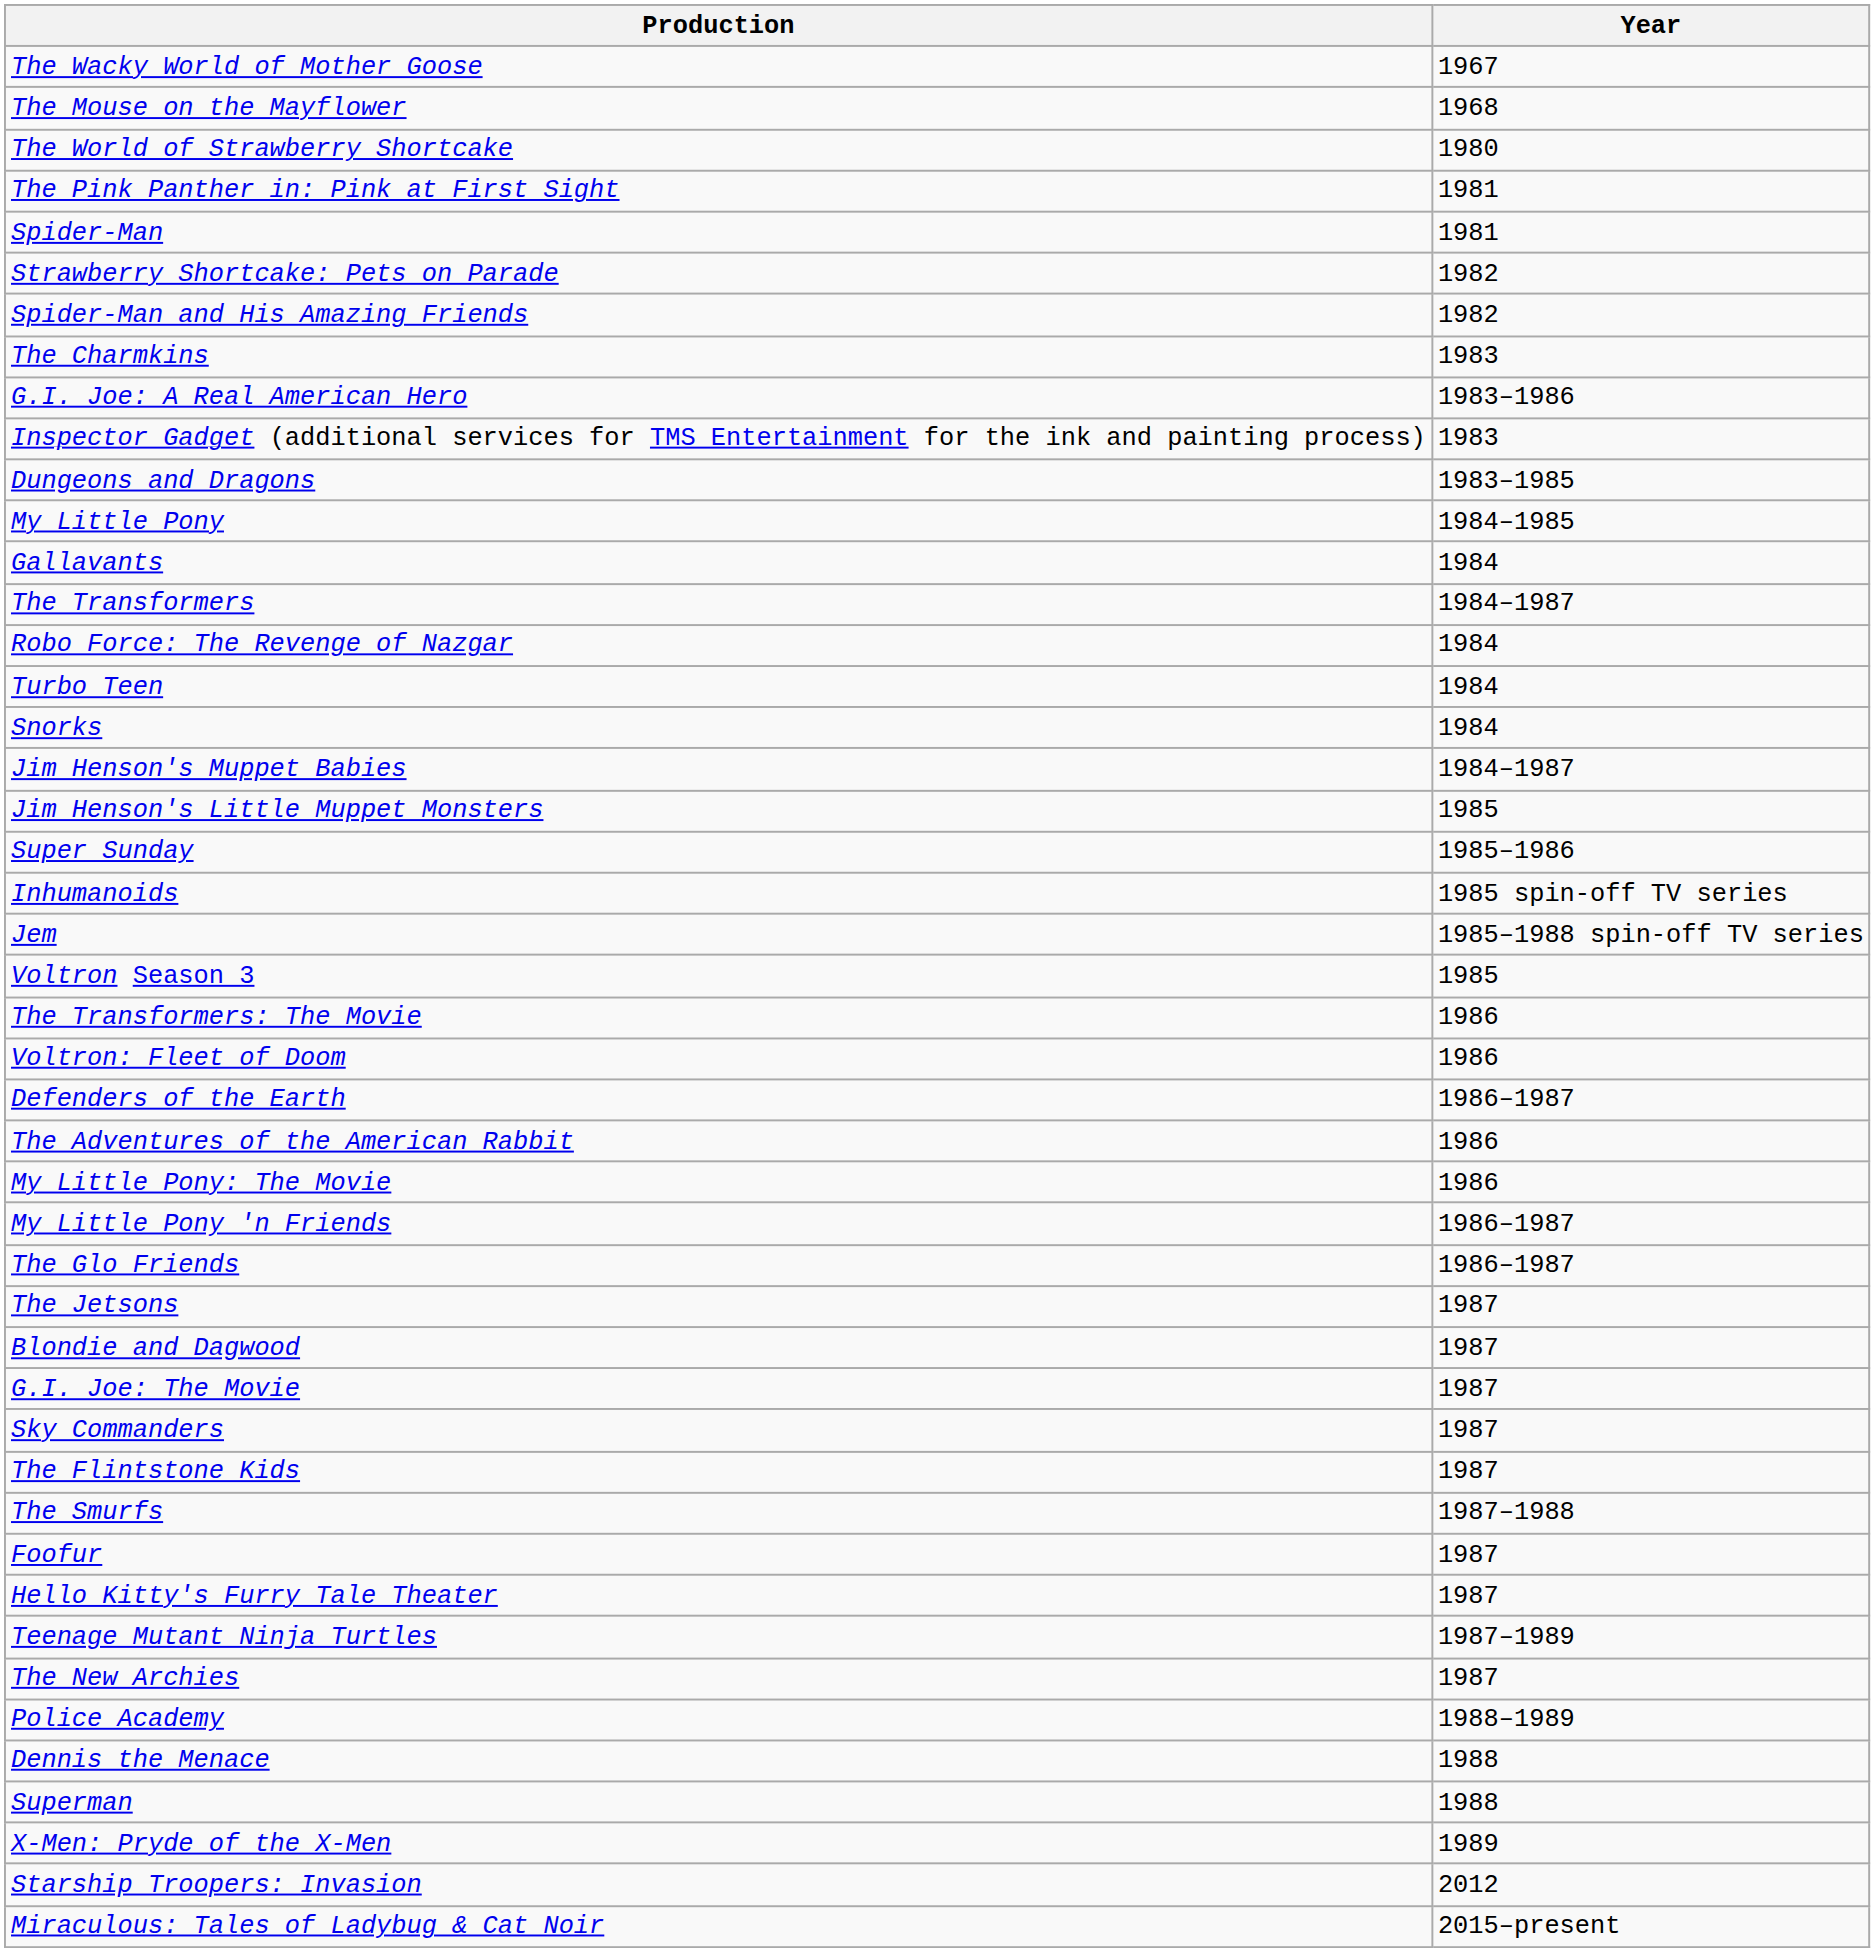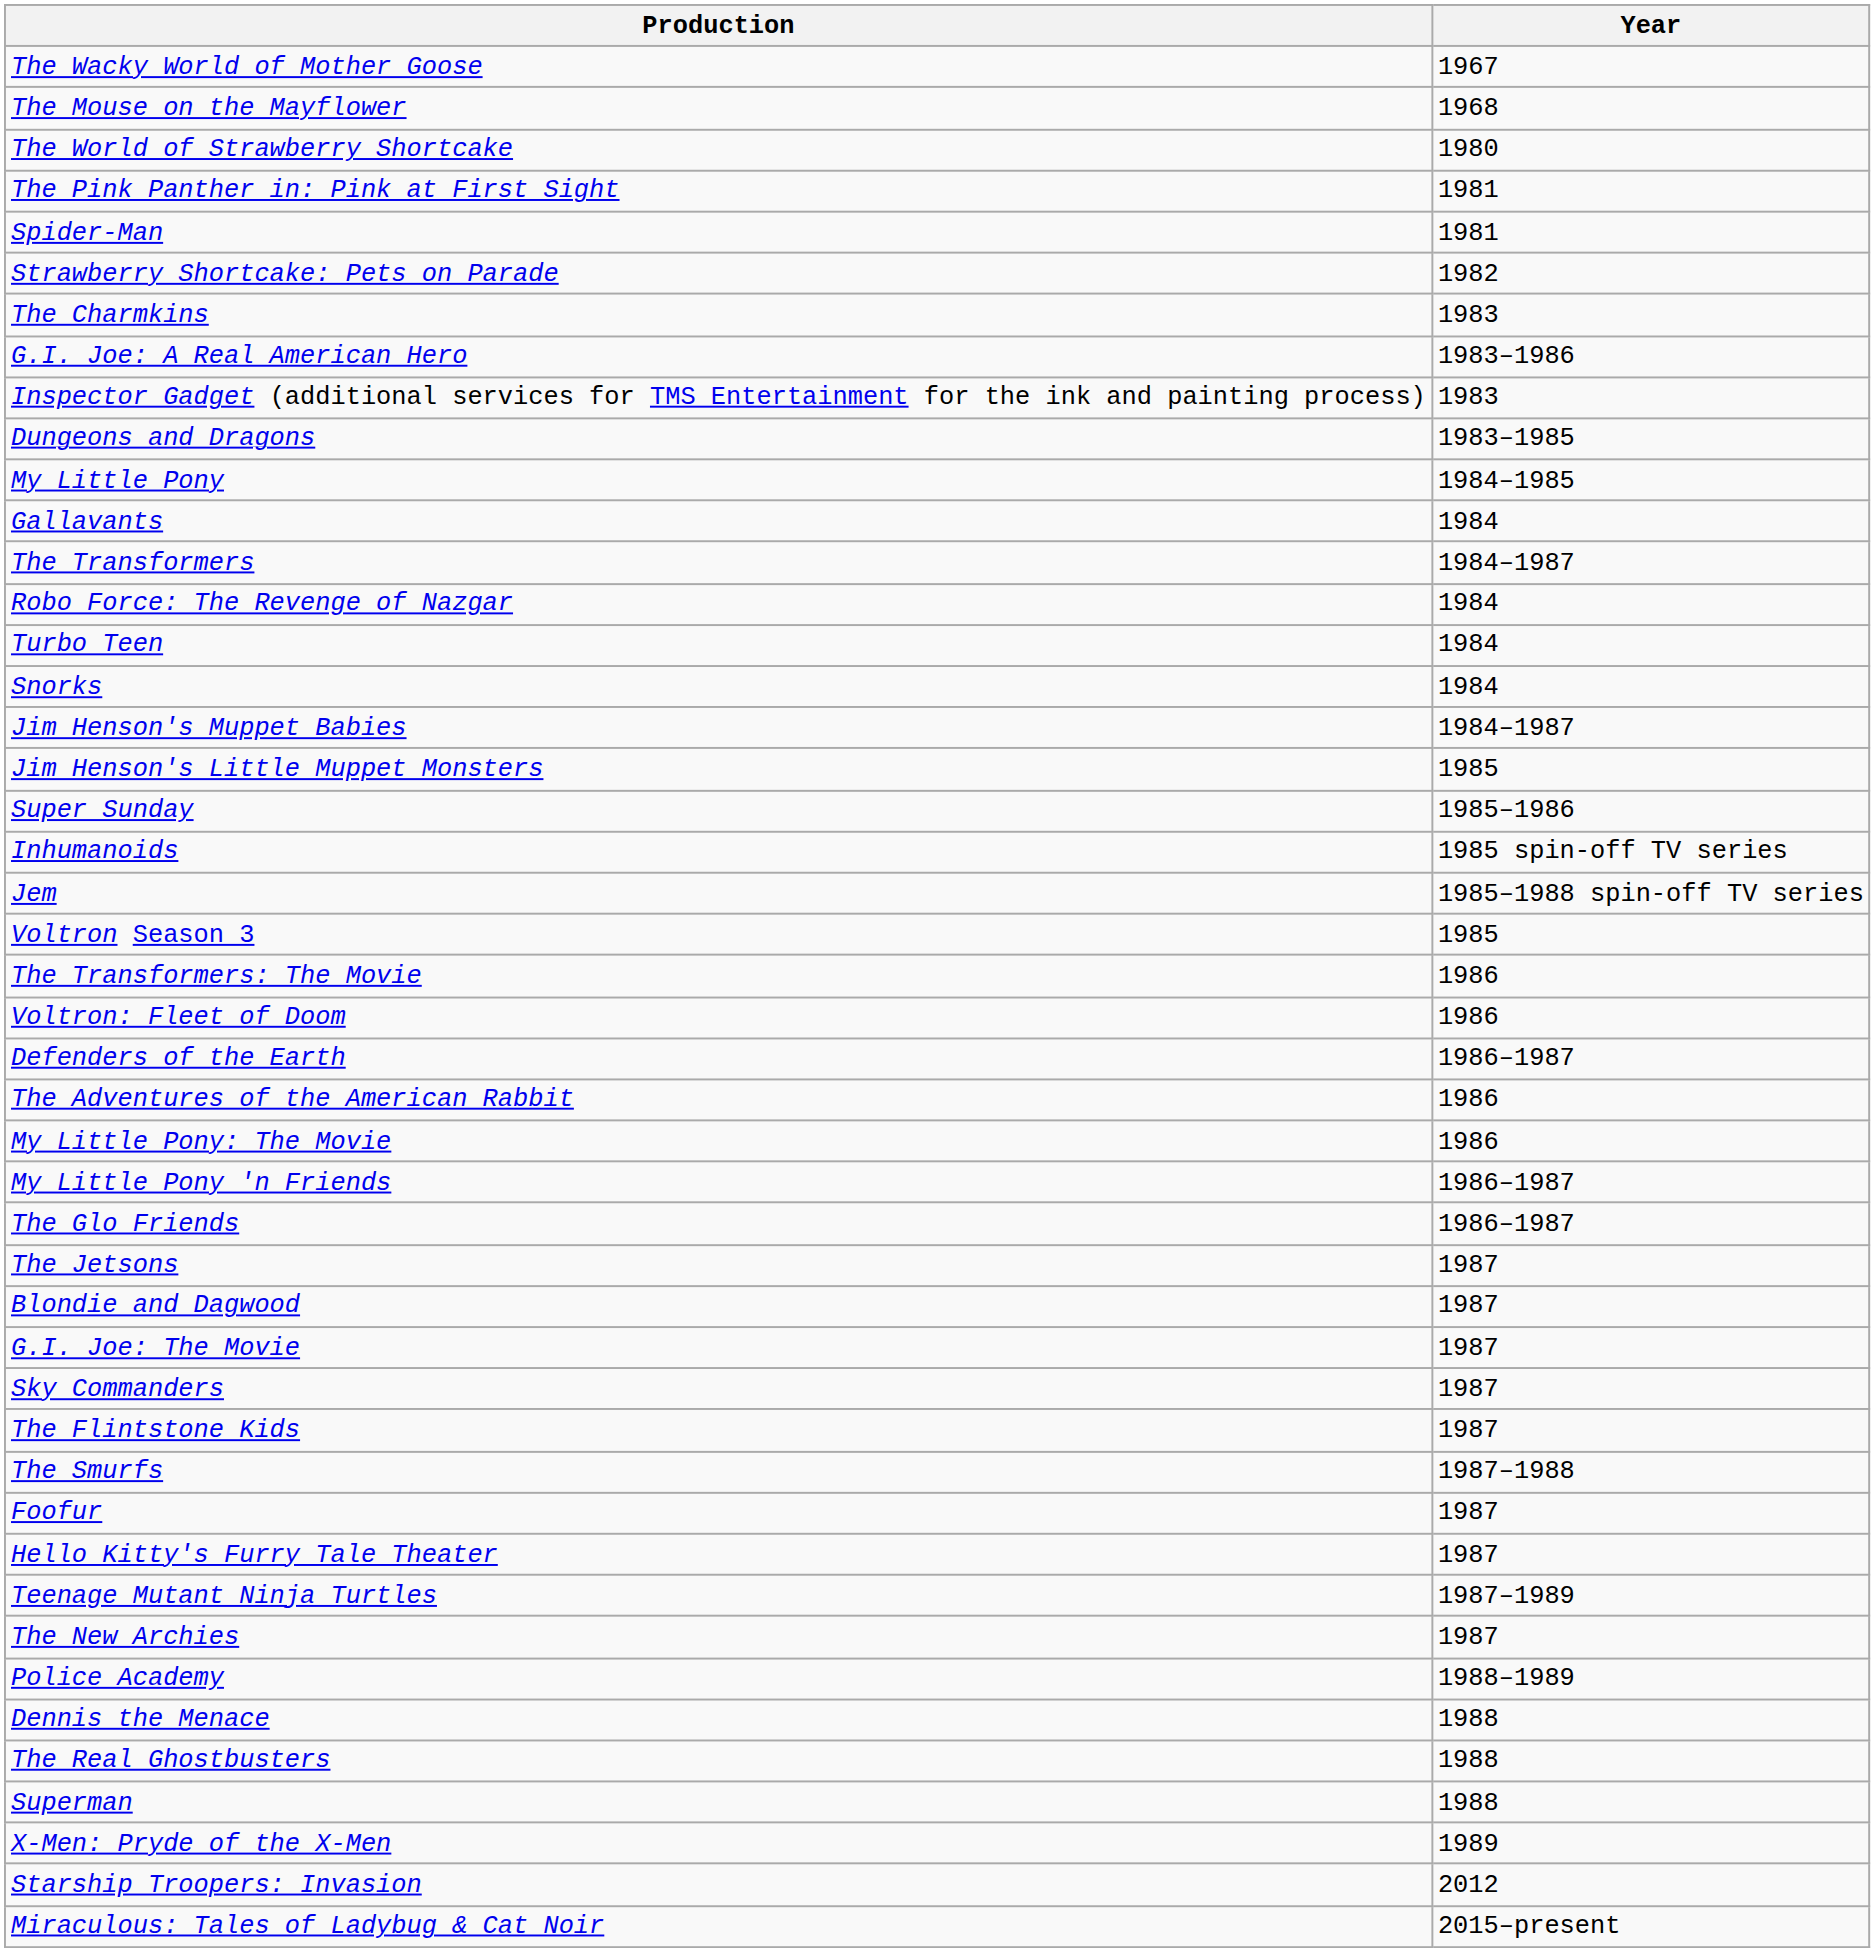- row: (270, 315)
+ row: (171, 1761)
